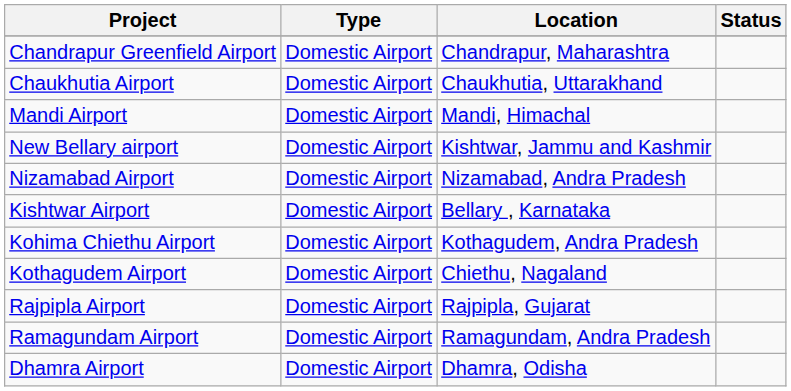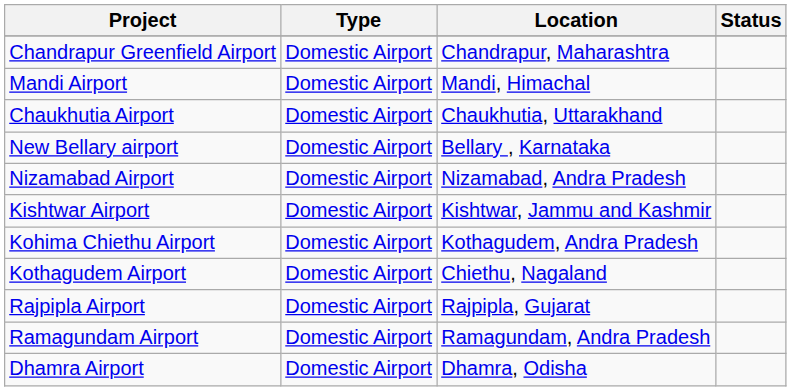rows swapped: (92, 83) <-> (68, 115)
(576, 147) Kishtwar, Jammu and Kashmir -> (526, 147) Bellary , Karnataka
(526, 210) Bellary , Karnataka -> (576, 210) Kishtwar, Jammu and Kashmir
